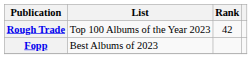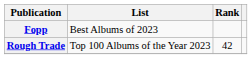rows swapped: (36, 29) <-> (36, 45)
